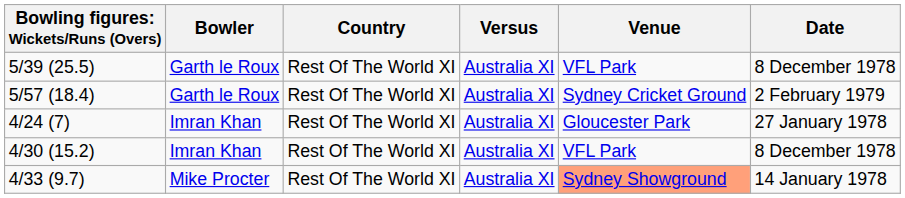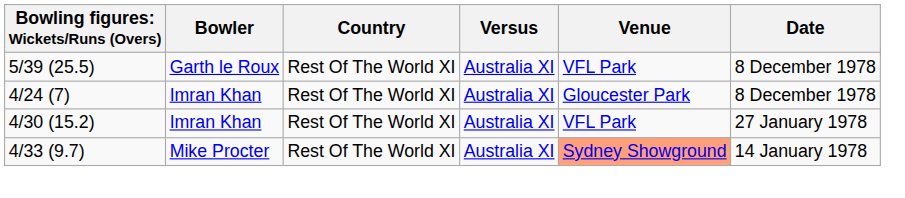- row: (52, 94)
(821, 123) 27 January 1978 -> (805, 94) 8 December 1978
(825, 151) 8 December 1978 -> (801, 123) 27 January 1978
